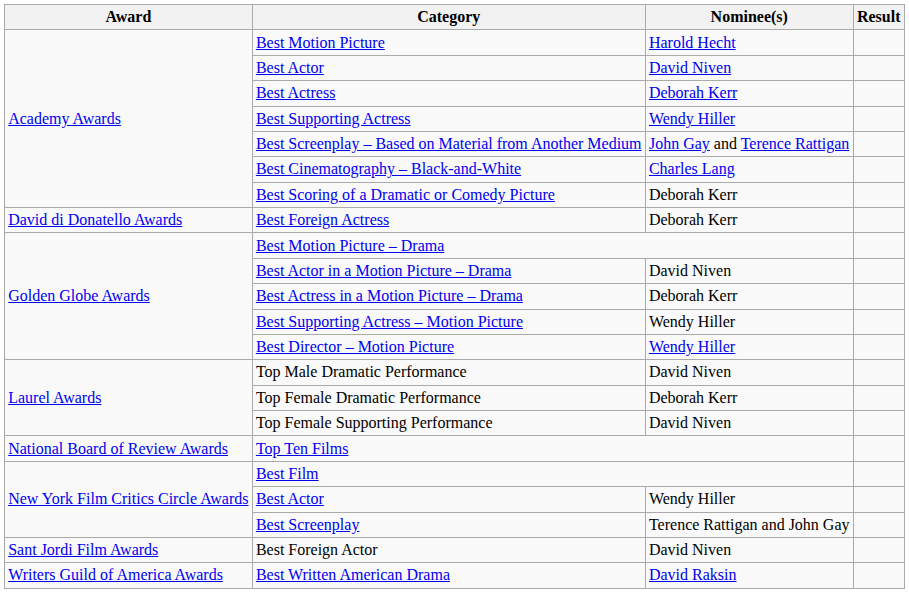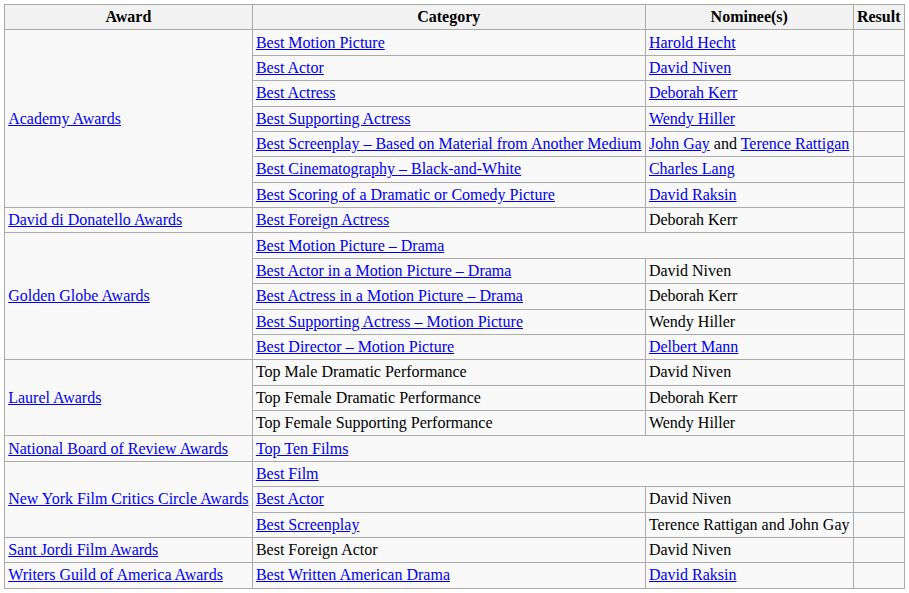(693, 194) Deborah Kerr -> (693, 194) David Raksin
(692, 347) Wendy Hiller -> (694, 347) Delbert Mann
(690, 423) David Niven -> (692, 423) Wendy Hiller
(692, 499) Wendy Hiller -> (690, 499) David Niven
